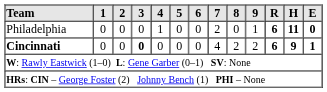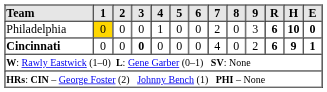(103, 29) no background -> (103, 29) gold background
(255, 29) 1 -> (255, 29) 3
(293, 29) 11 -> (293, 29) 10
(236, 46) 2 -> (236, 46) 0
